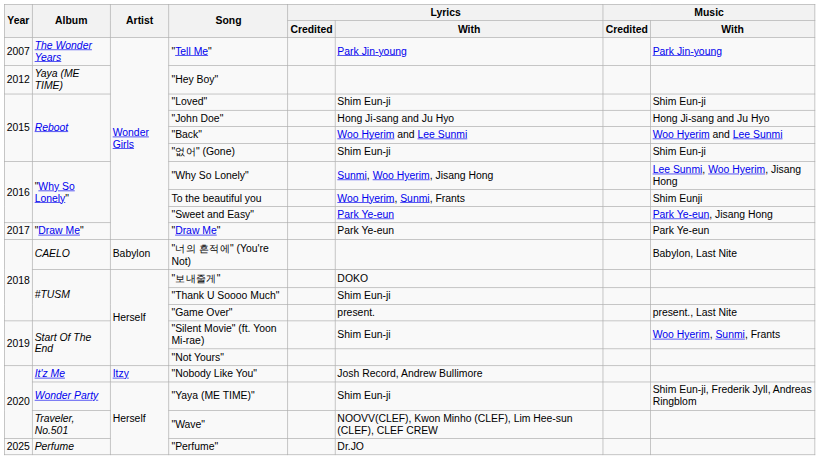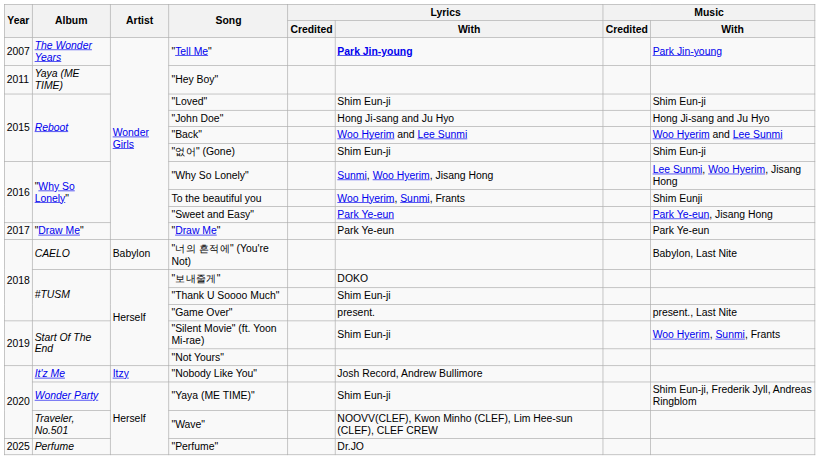(372, 51) normal -> (375, 51) bold
(18, 79) 2012 -> (18, 79) 2011
